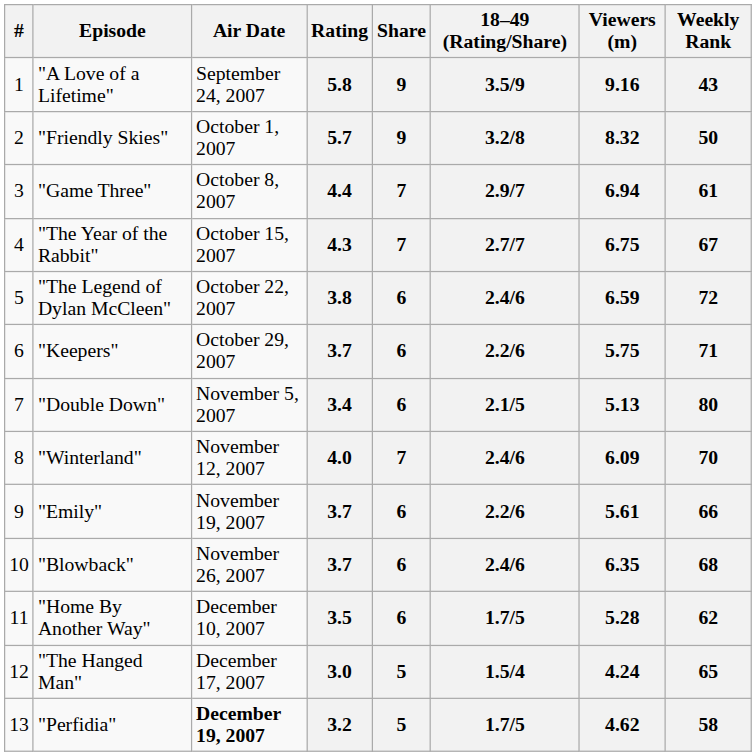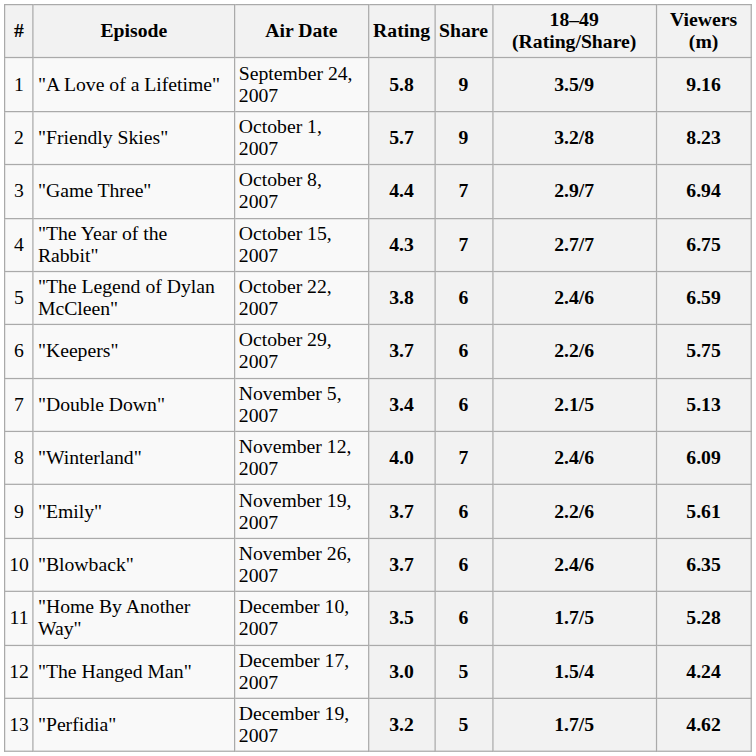- column: (708, 31)
(622, 137) 8.32 -> (704, 137) 8.23
(238, 724) bold -> (294, 724) normal
